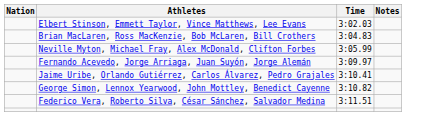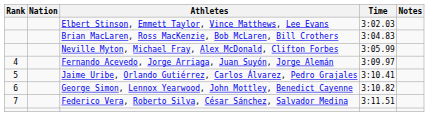+ column: (16, 11)
